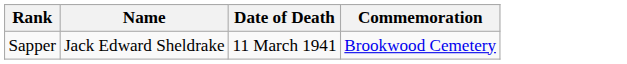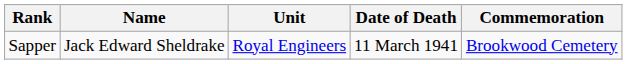+ column: (289, 18)
